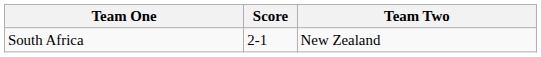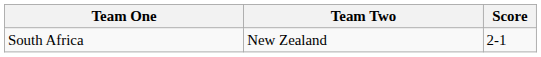columns swapped: (417, 16) <-> (270, 16)
